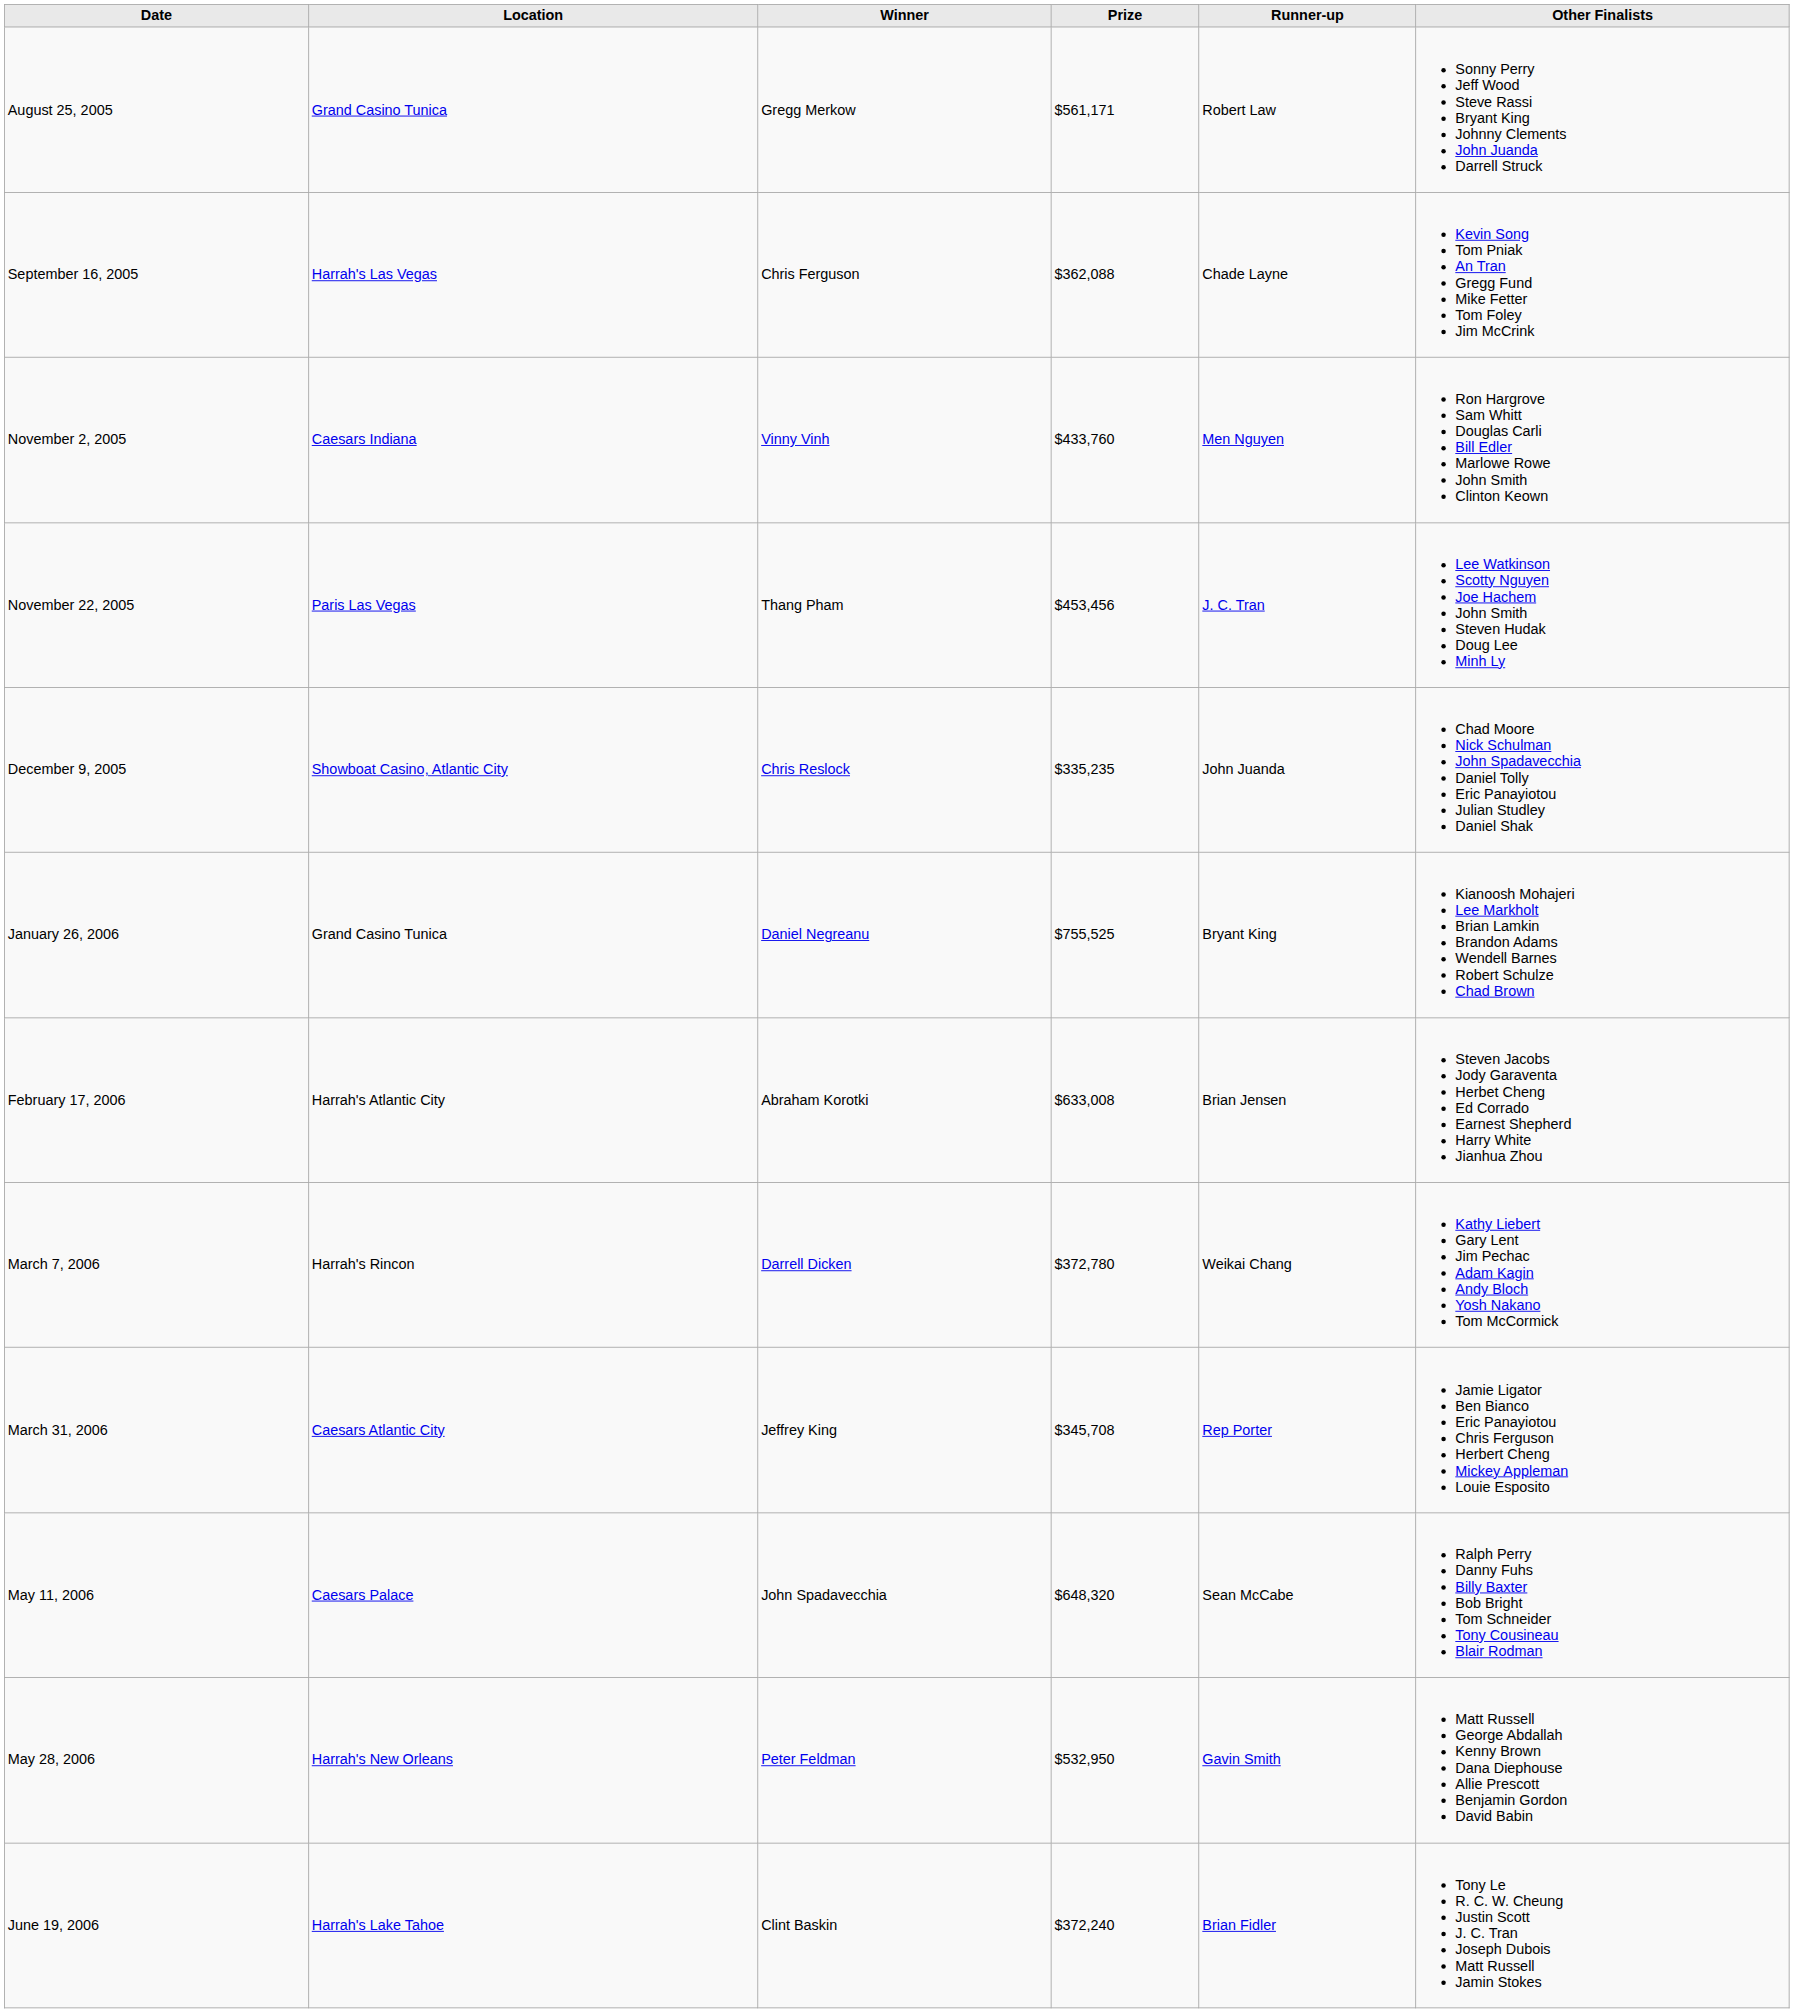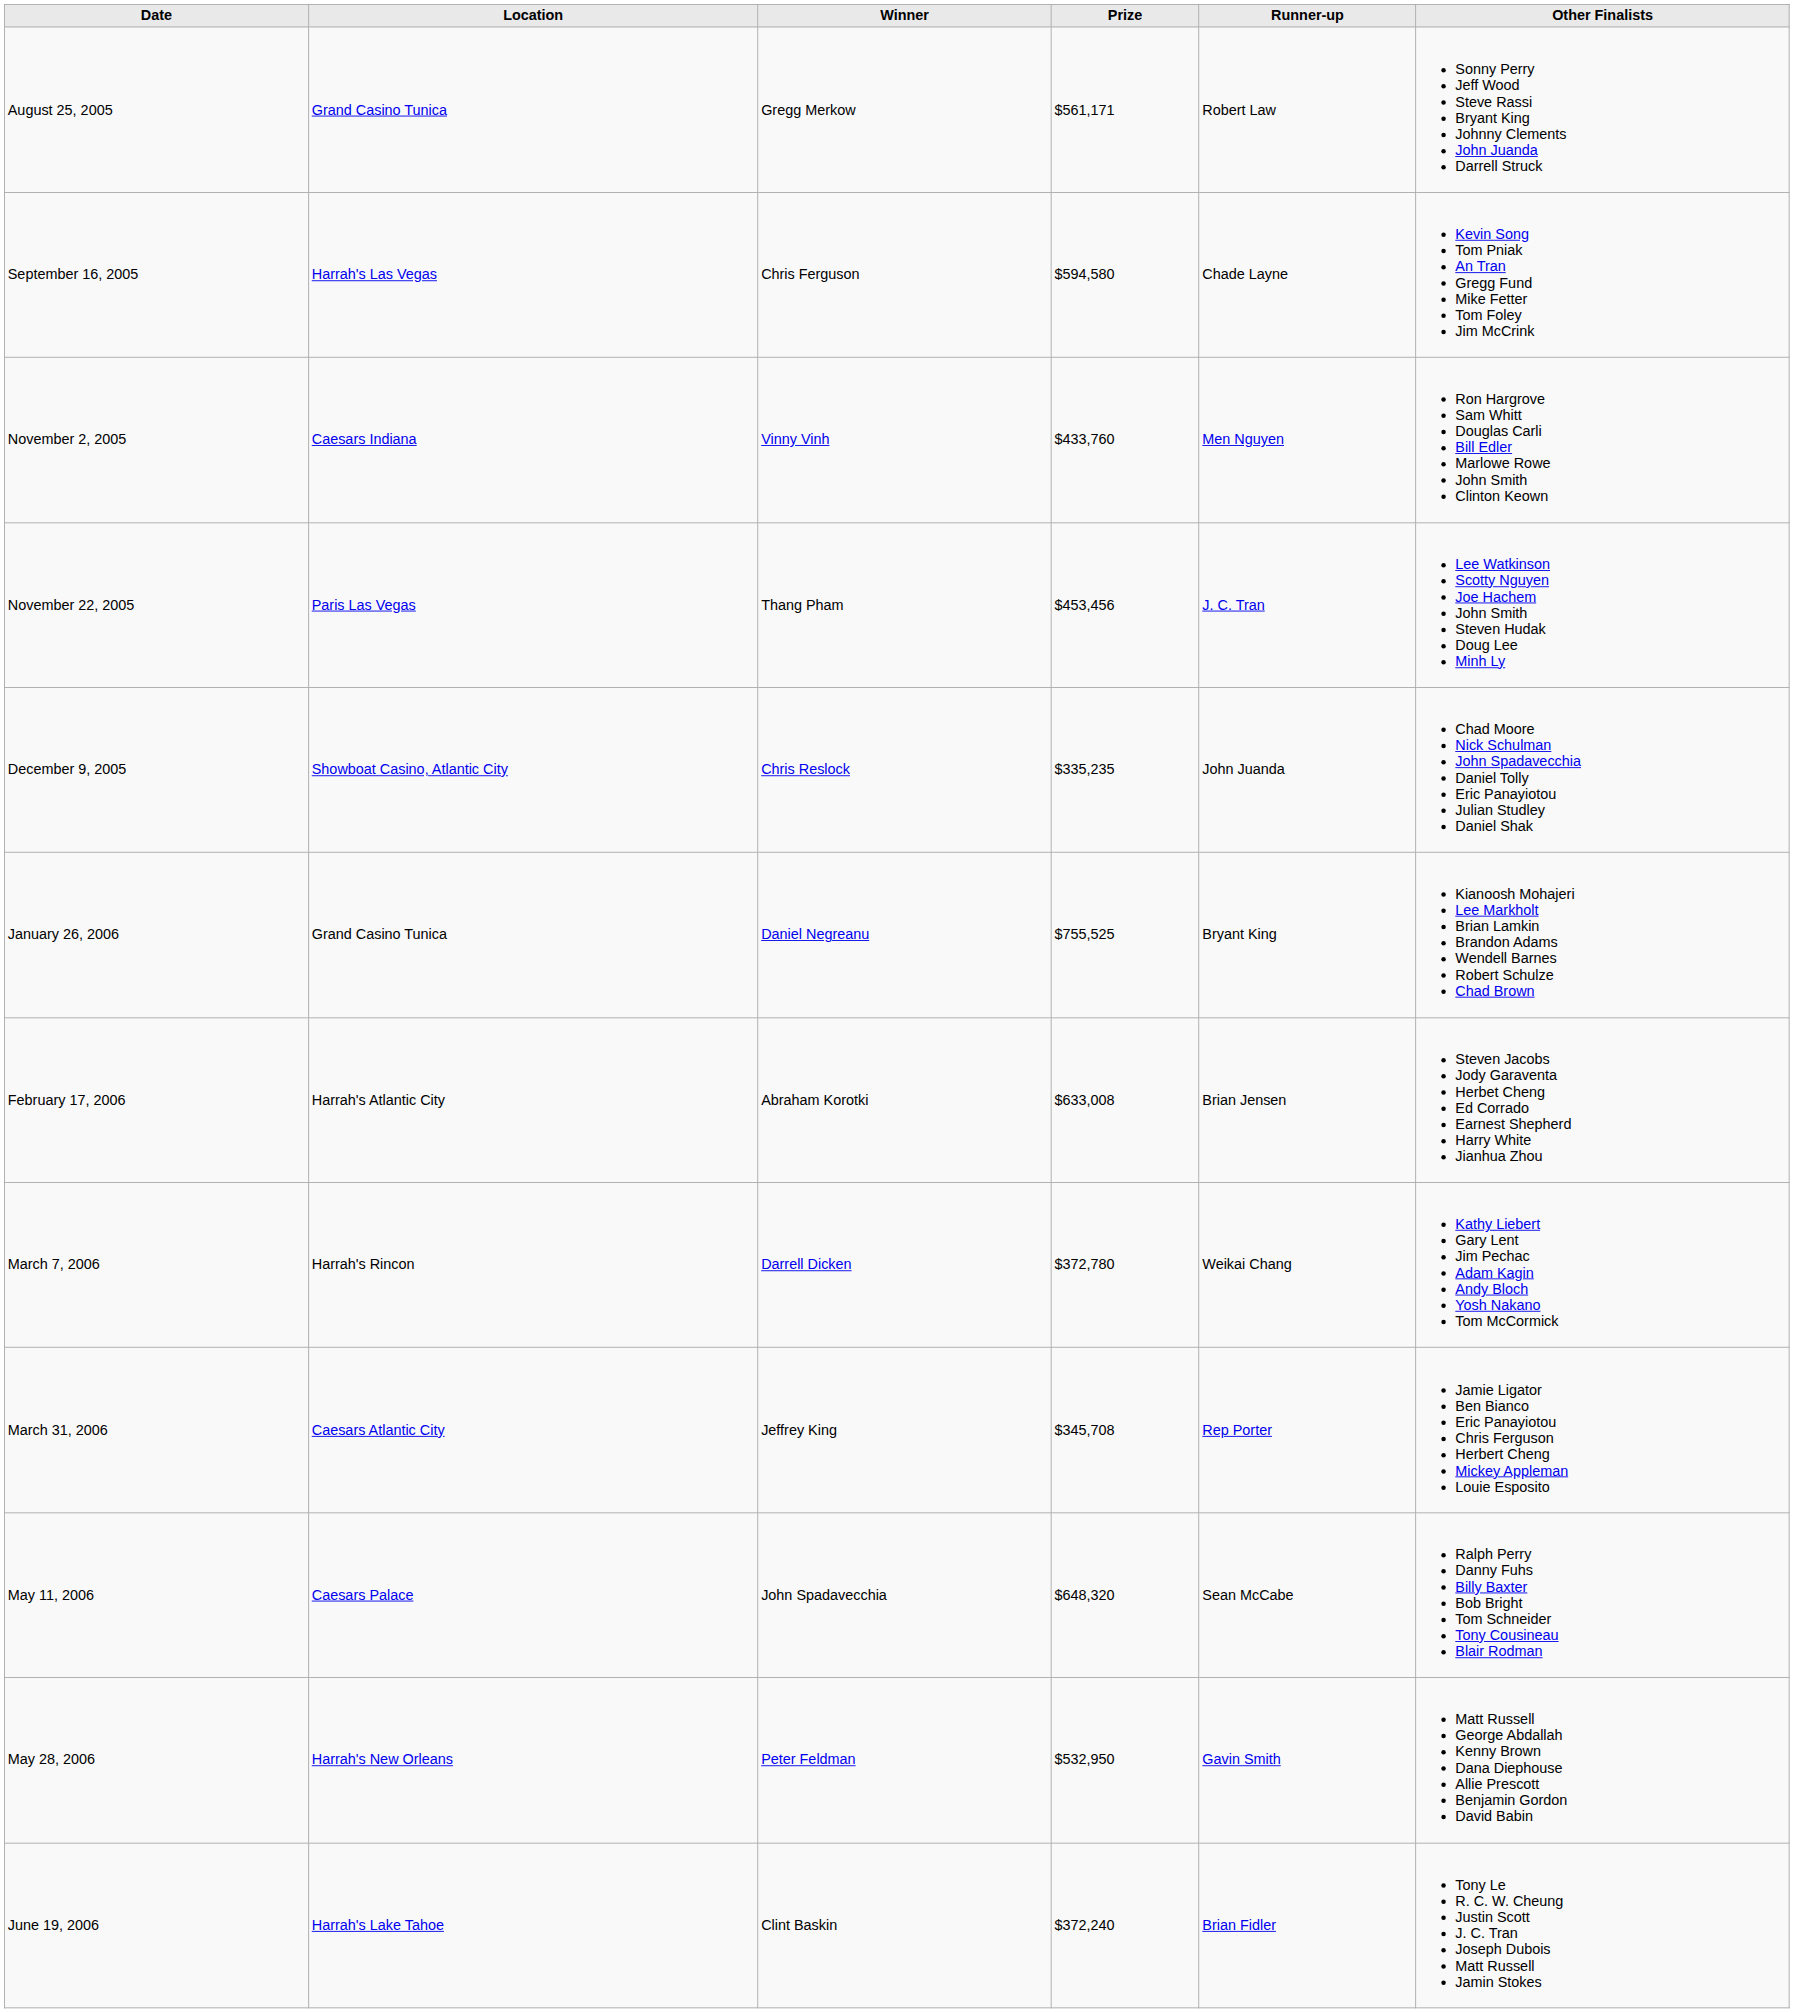(1085, 274) $362,088 -> (1085, 274) $594,580
